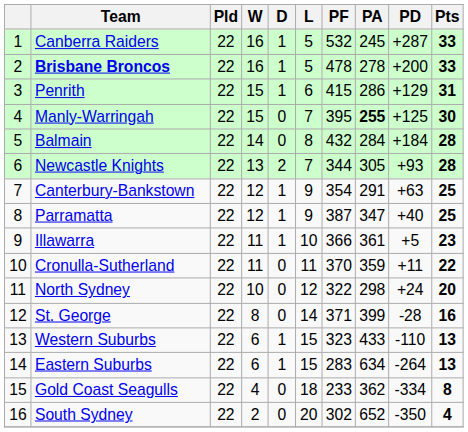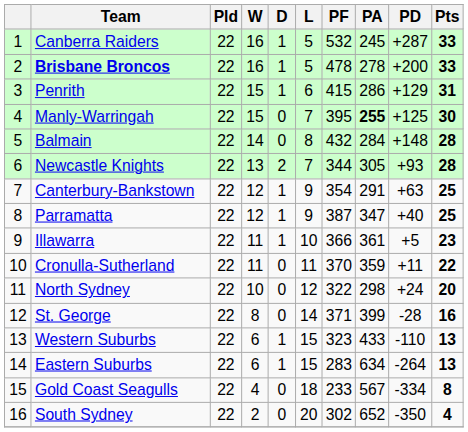(410, 141) +184 -> (410, 141) +148
(372, 389) 362 -> (372, 389) 567
